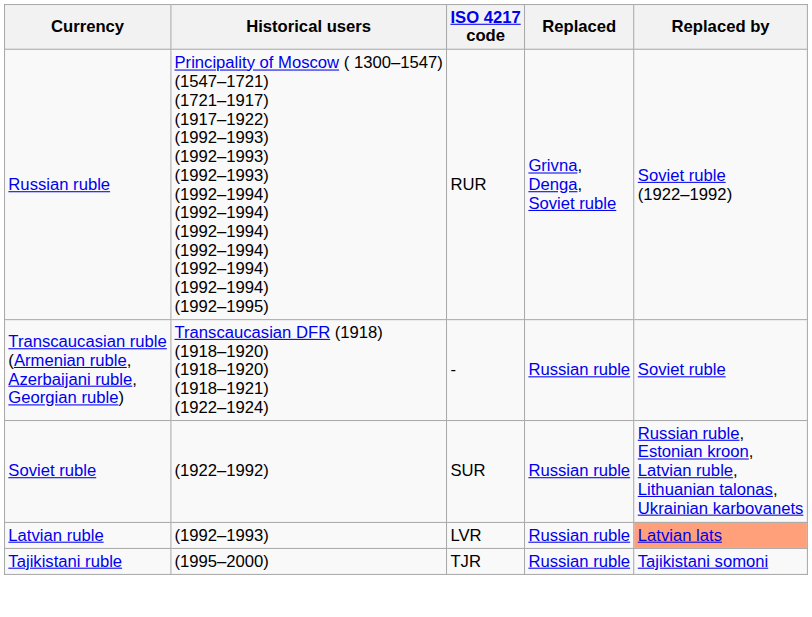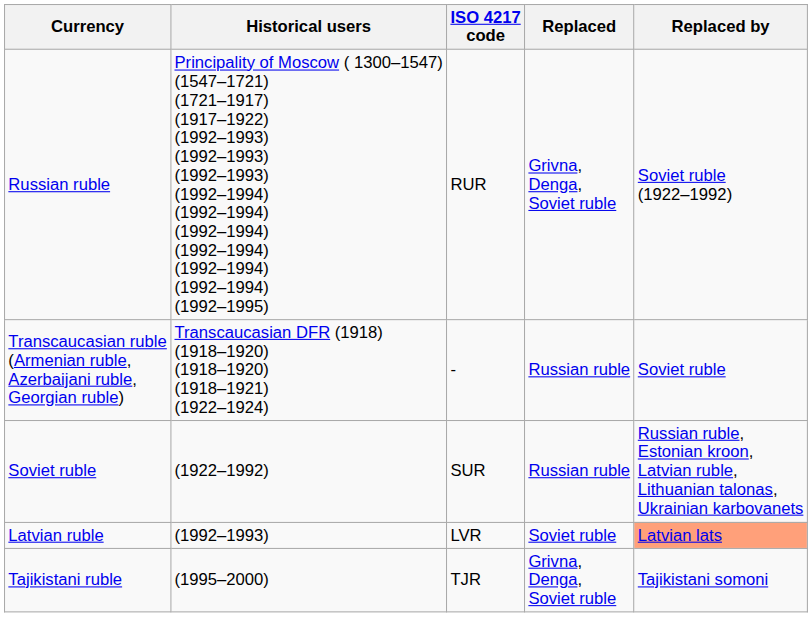(579, 535) Russian ruble -> (572, 535) Soviet ruble
(579, 561) Russian ruble -> (572, 580) Grivna, Denga, Soviet ruble
